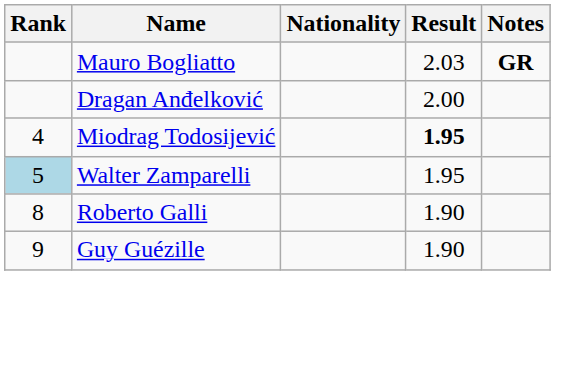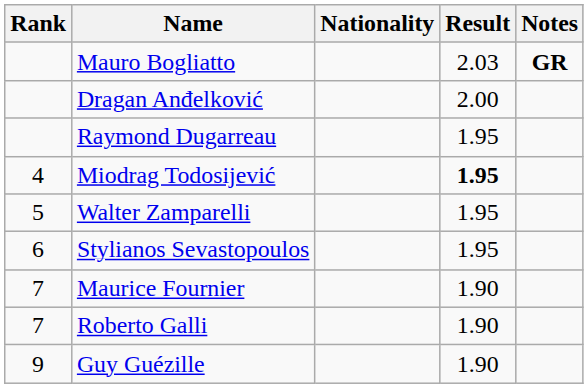+ row: (177, 136)
(38, 174) lightblue background -> (38, 212) no background
+ row: (193, 250)
+ row: (161, 288)
(38, 212) 8 -> (38, 325) 7
